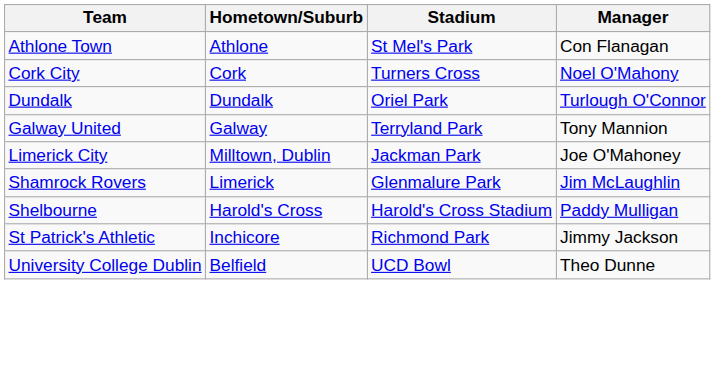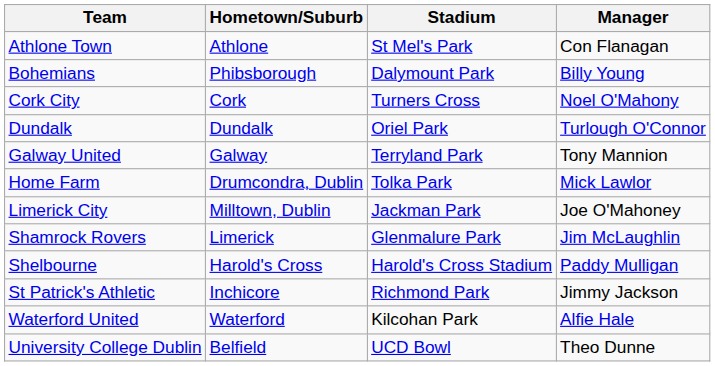+ row: (52, 73)
+ row: (54, 182)
+ row: (74, 319)
